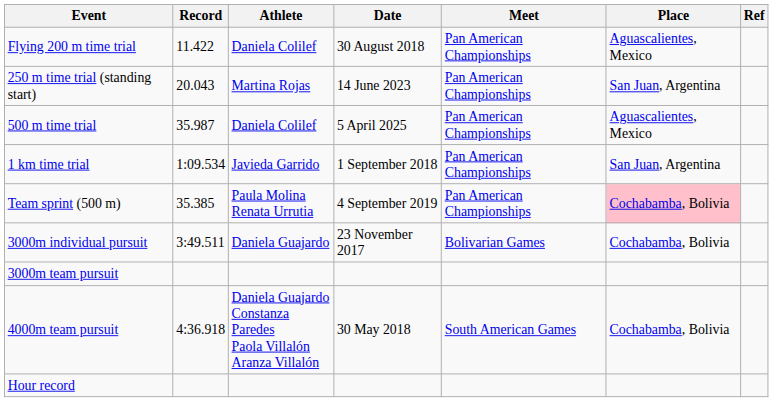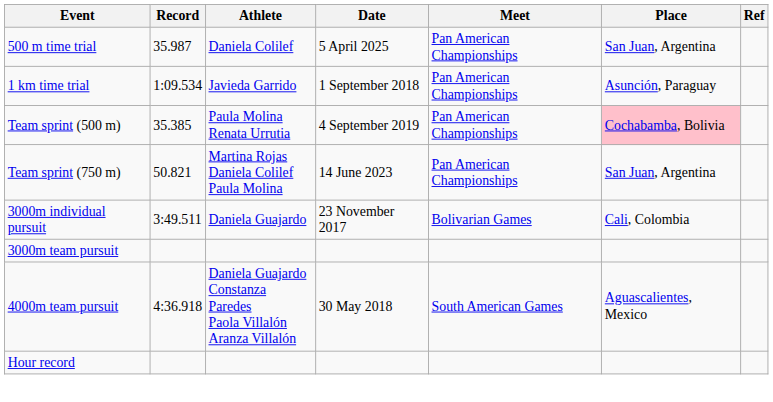- row: (72, 47)
- row: (79, 86)
(653, 125) Aguascalientes, Mexico -> (660, 47) San Juan, Argentina
(665, 164) San Juan, Argentina -> (660, 86) Asunción, Paraguay
+ row: (64, 172)
(669, 243) Cochabamba, Bolivia -> (647, 220) Cali, Colombia
(669, 329) Cochabamba, Bolivia -> (648, 306) Aguascalientes, Mexico
